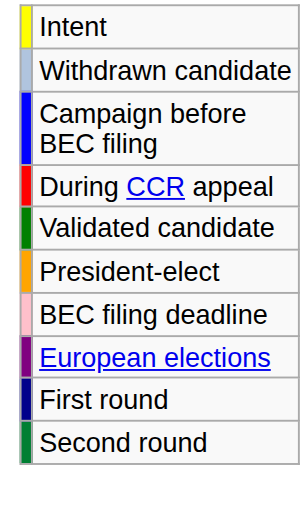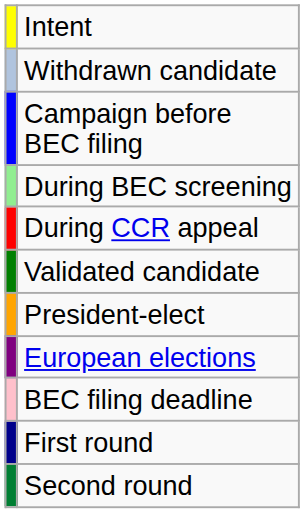+ row: (158, 186)
rows swapped: (155, 357) <-> (153, 314)
